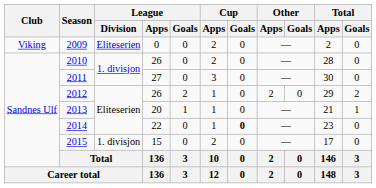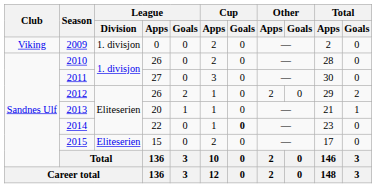(119, 45) Eliteserien -> (119, 45) 1. divisjon
(119, 142) 1. divisjon -> (119, 142) Eliteserien
